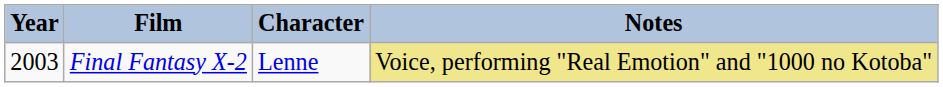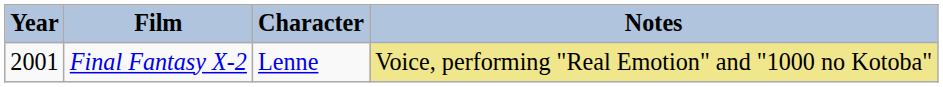(34, 61) 2003 -> (34, 61) 2001
